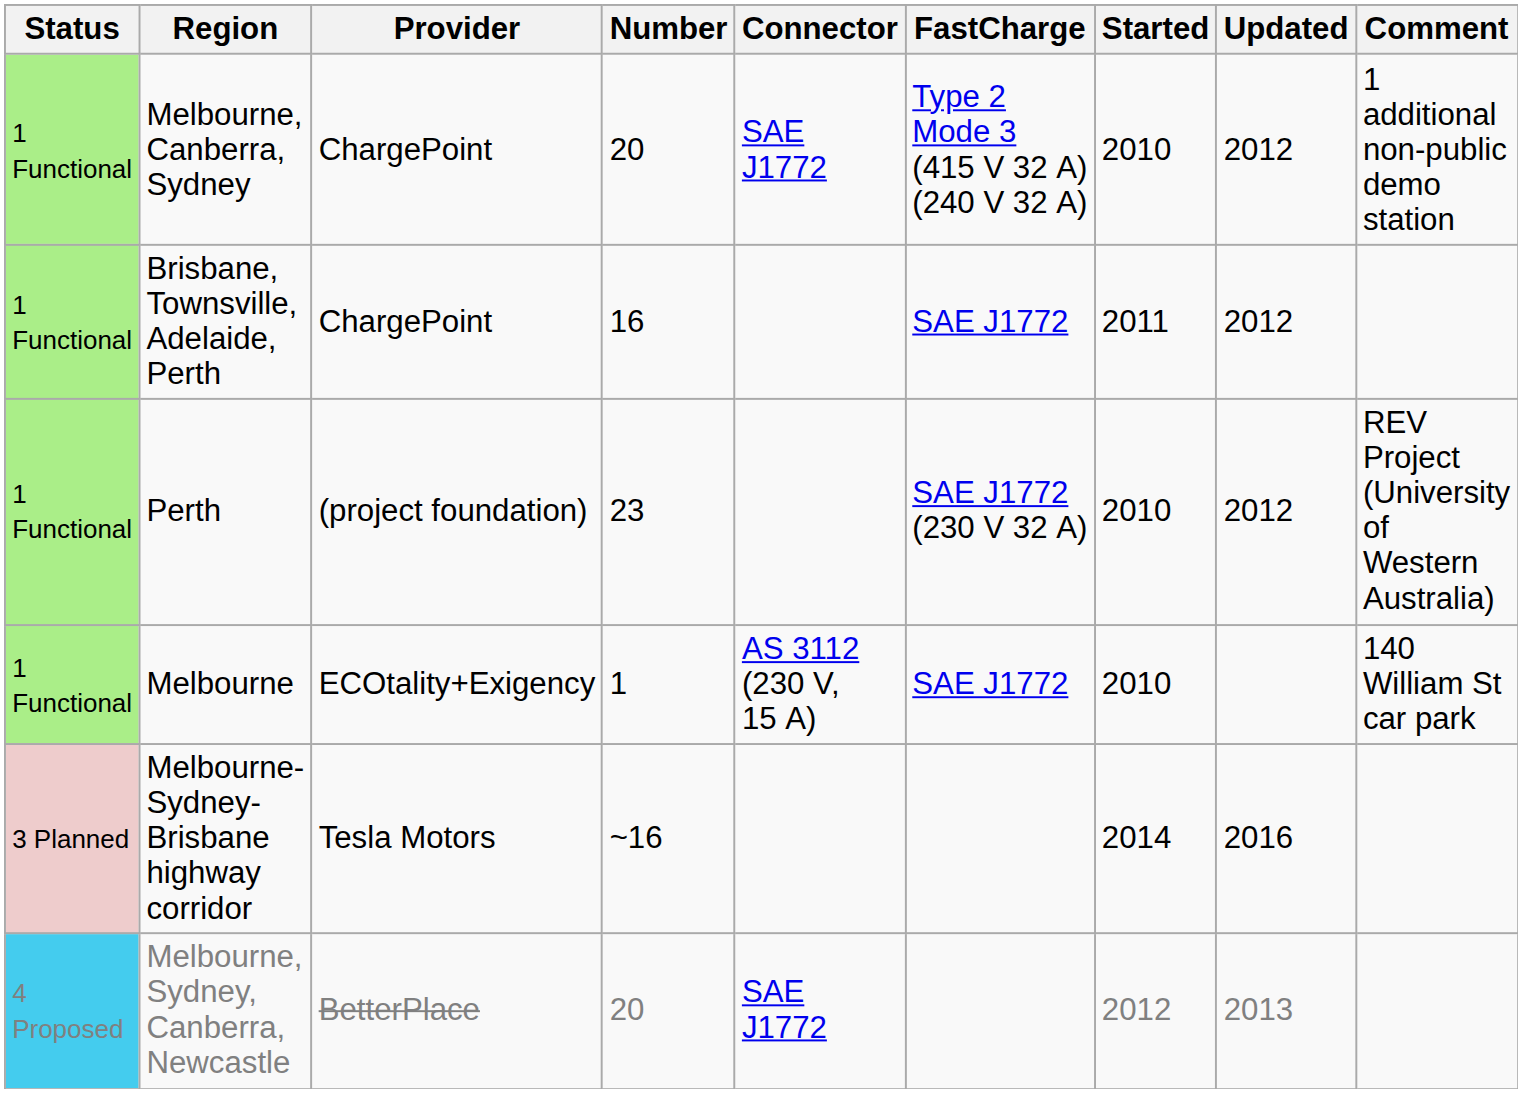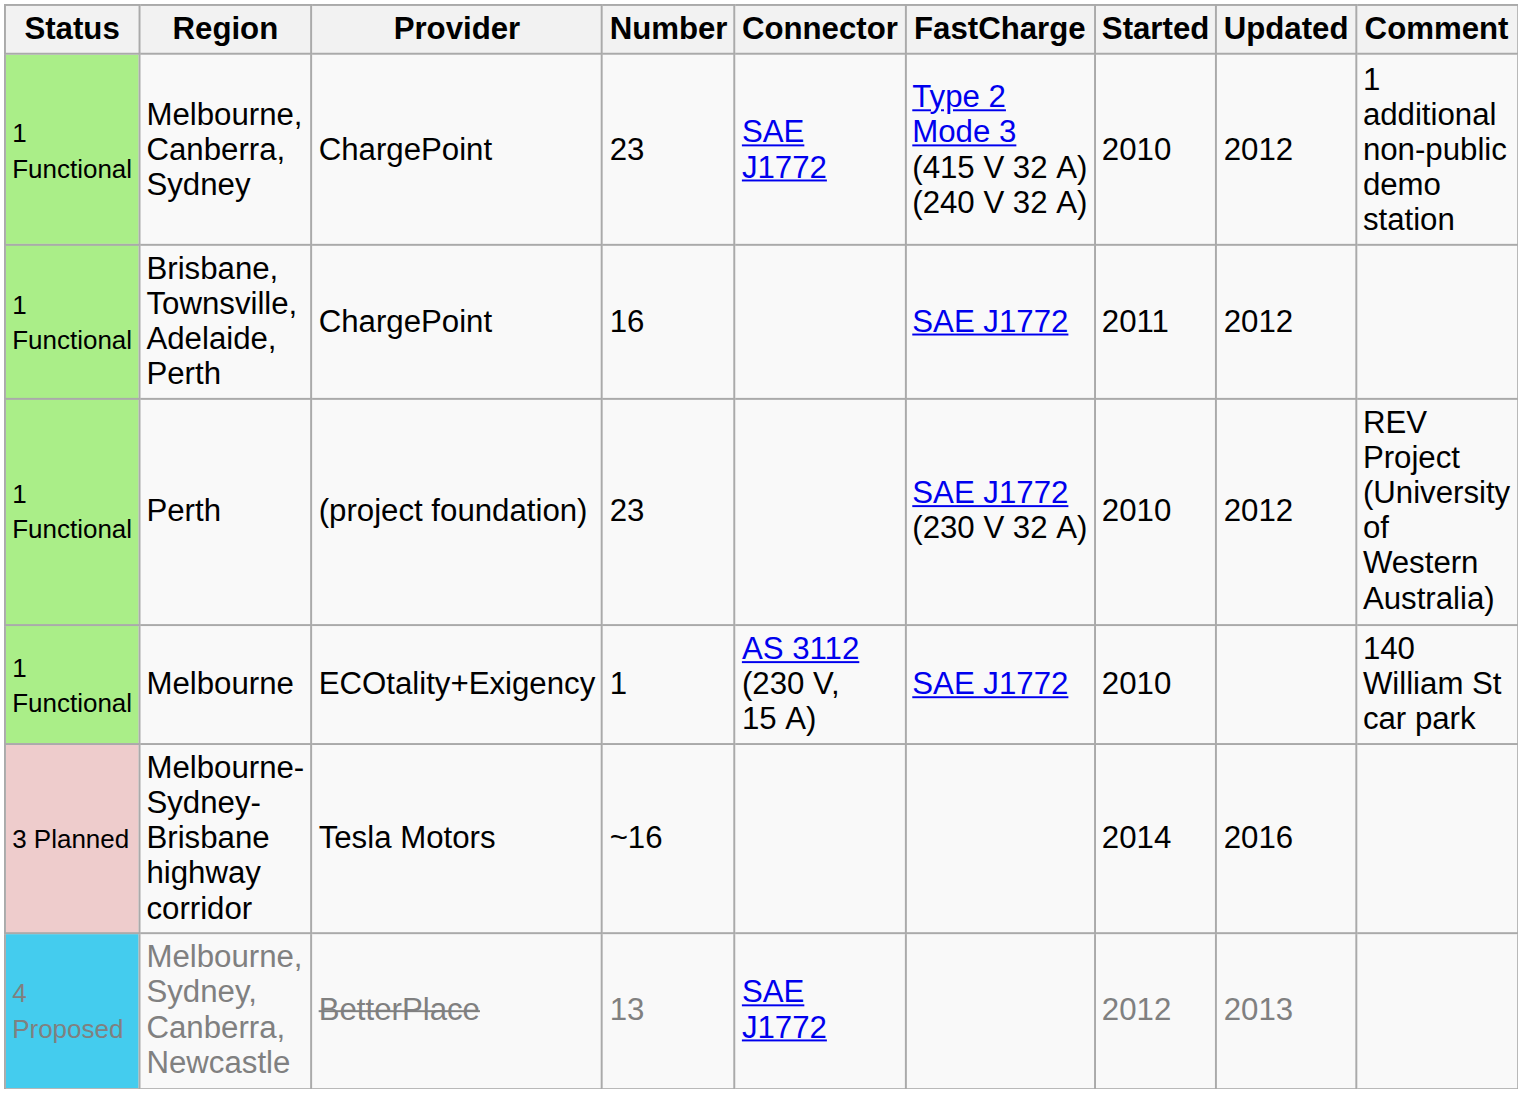(627, 148) 20 -> (627, 148) 23
(627, 1010) 20 -> (627, 1010) 13
